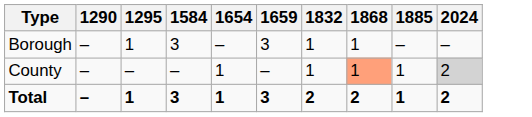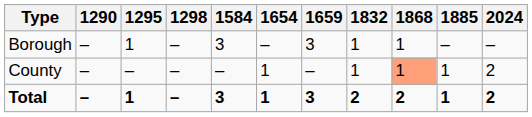+ column: (189, 17)
(445, 71) lightgrey background -> (490, 71) no background
